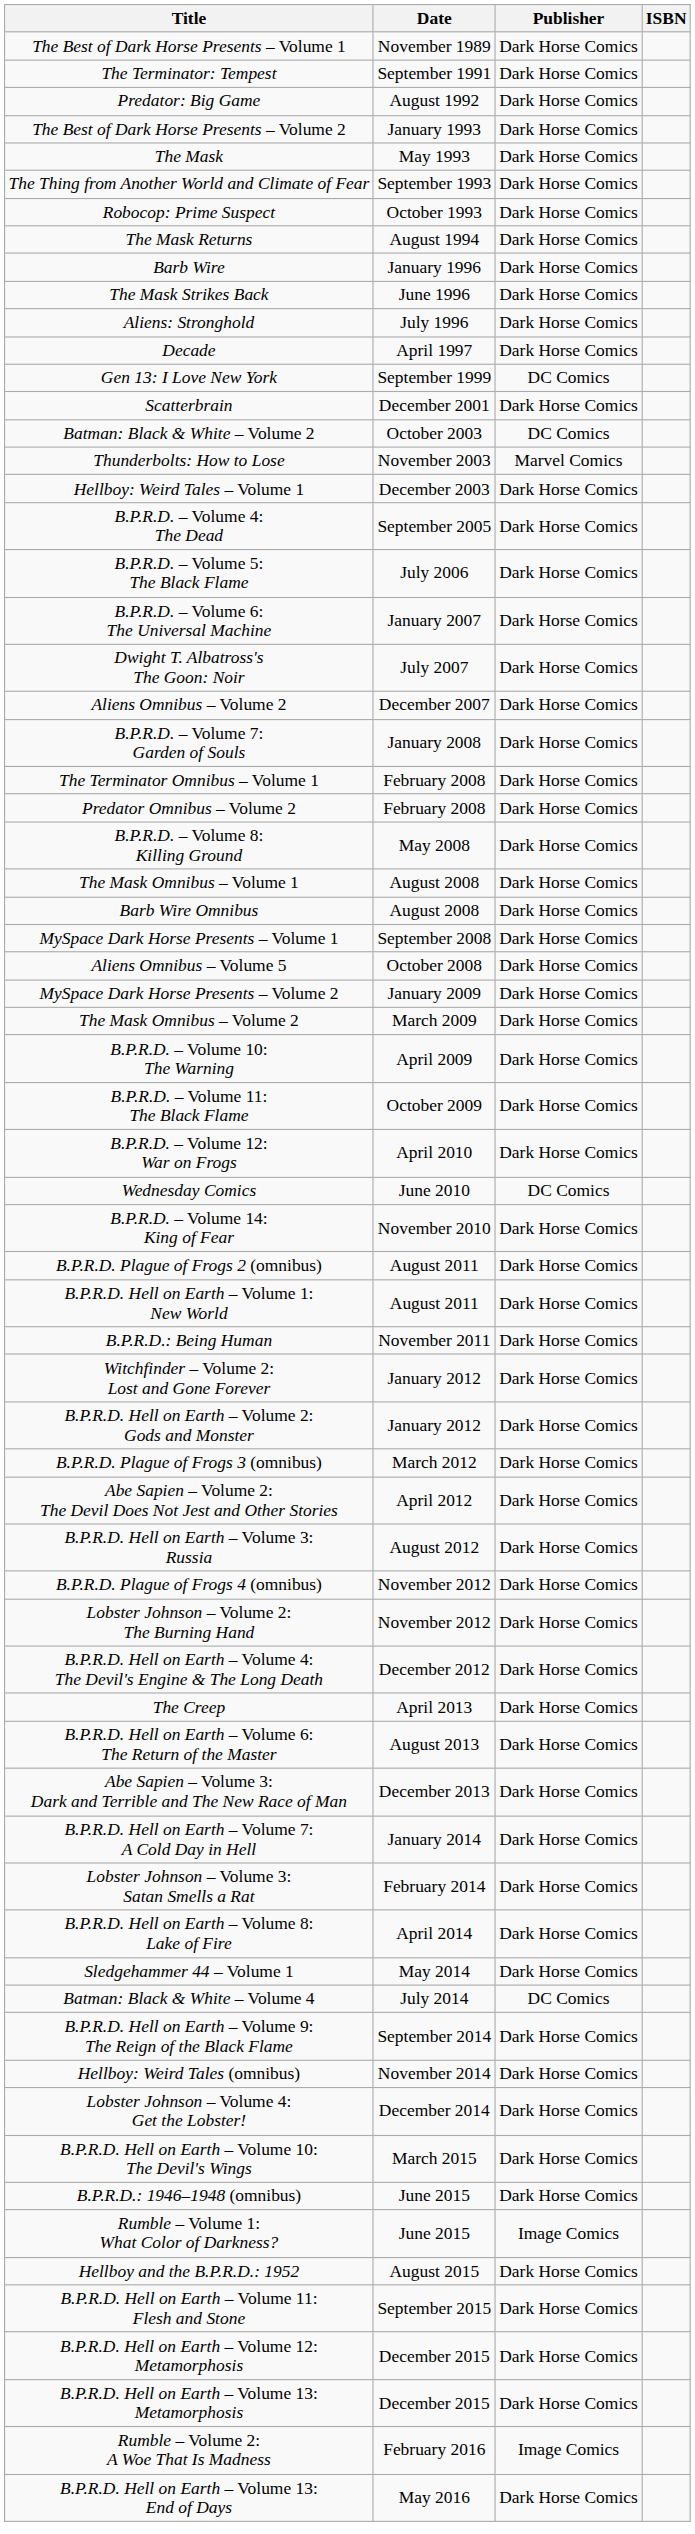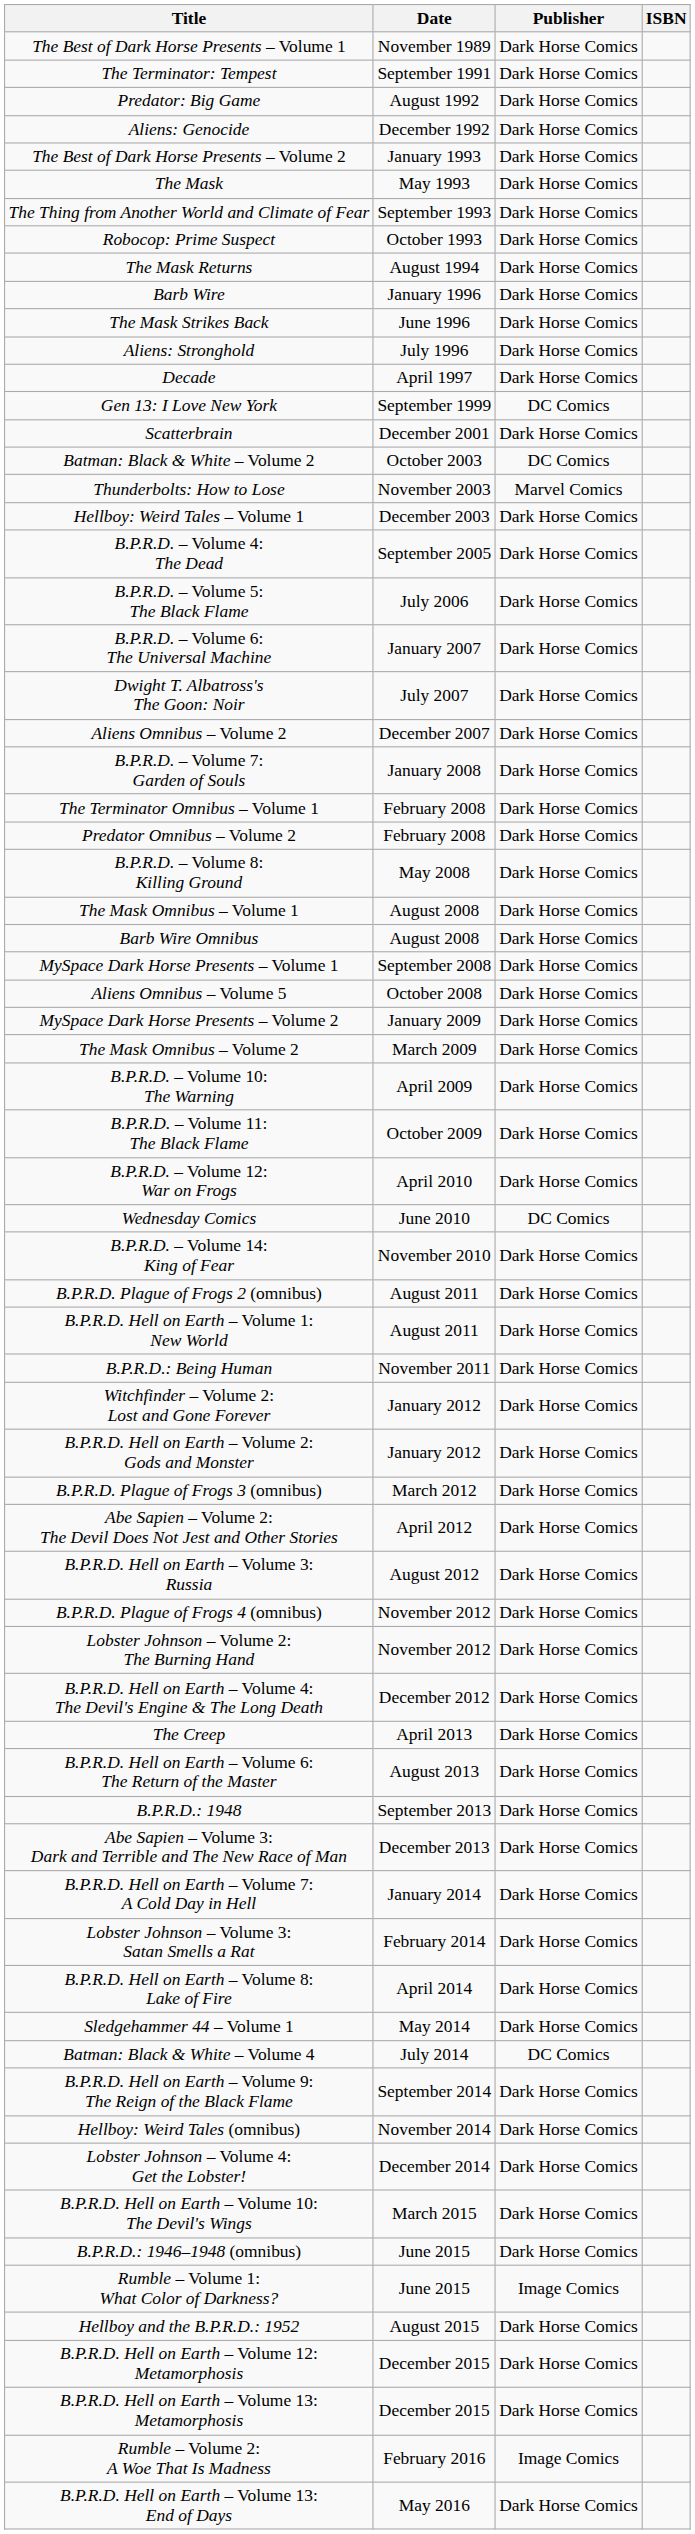+ row: (189, 128)
+ row: (189, 1809)
- row: (189, 2308)
